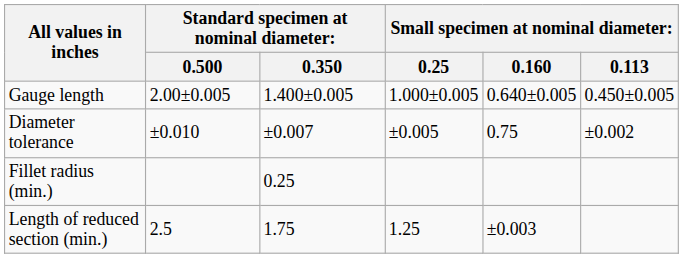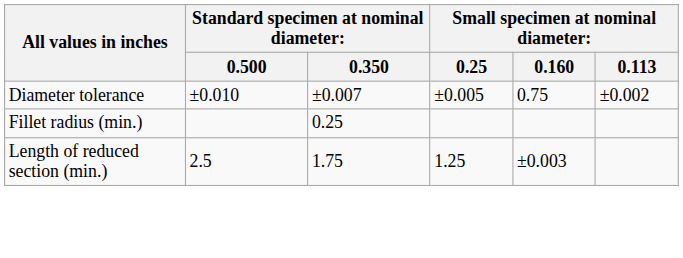- row: (56, 94)
